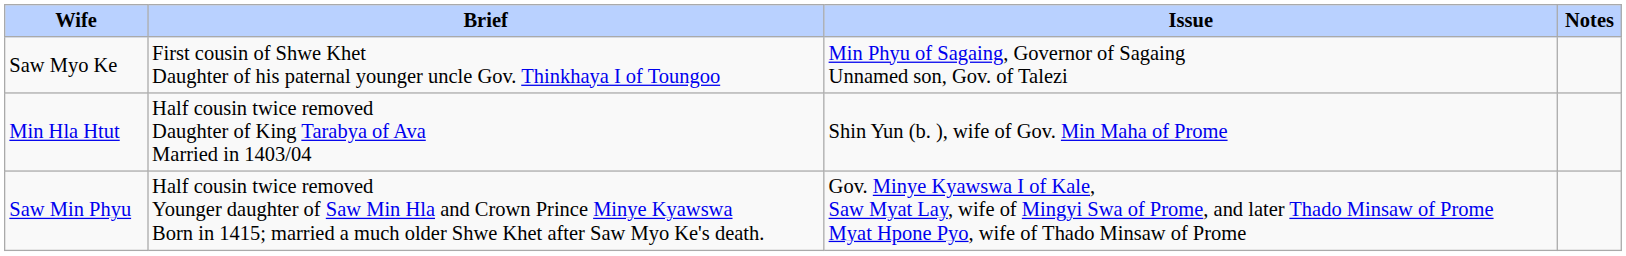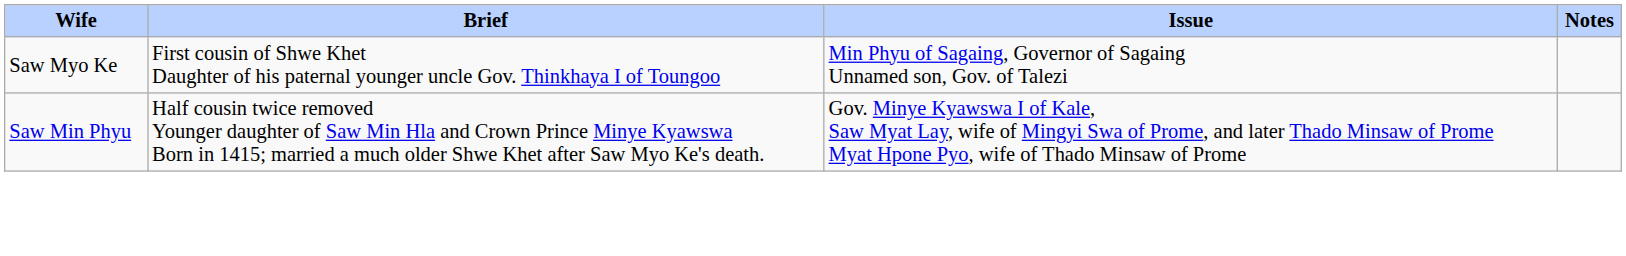- row: (65, 131)
